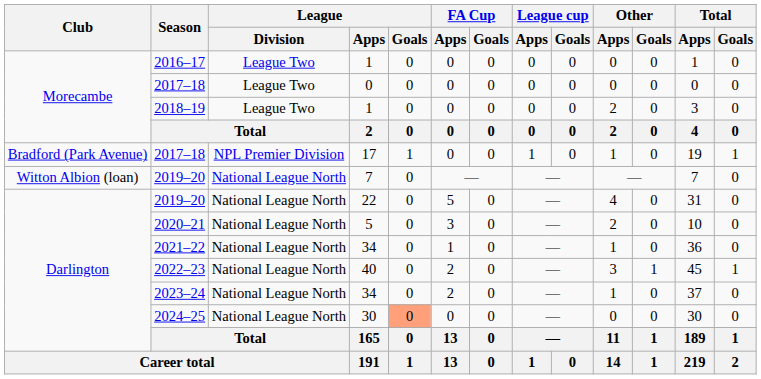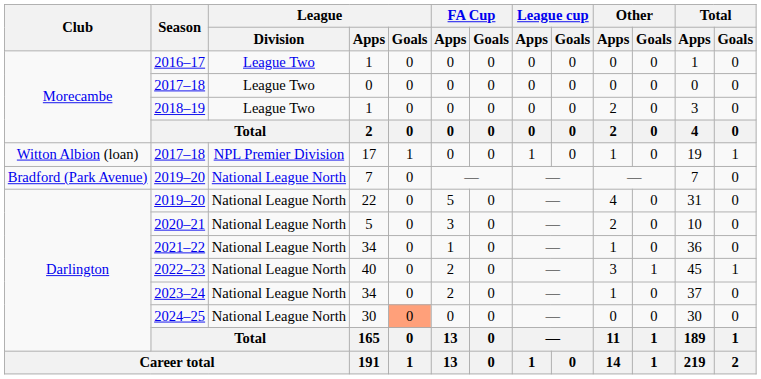(78, 154) Bradford (Park Avenue) -> (78, 154) Witton Albion (loan)
(78, 177) Witton Albion (loan) -> (78, 177) Bradford (Park Avenue)
